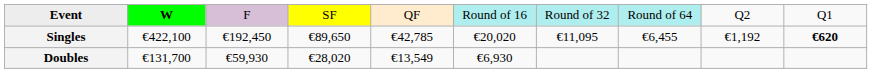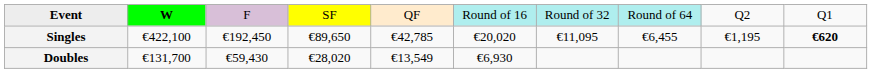(742, 36) €1,192 -> (742, 36) €1,195
(247, 58) €59,930 -> (247, 58) €59,430
